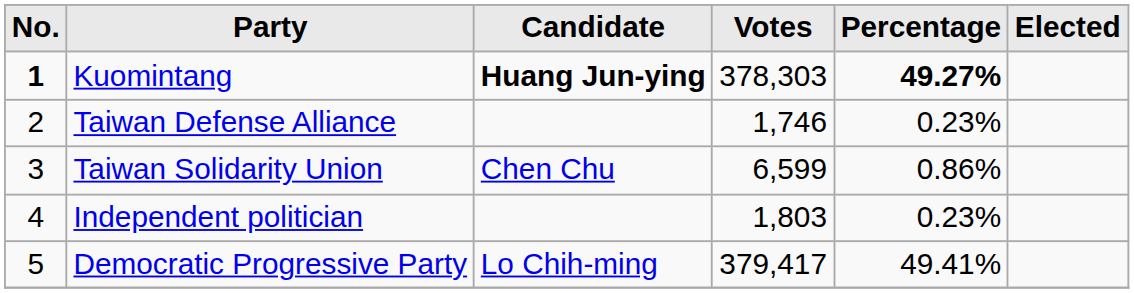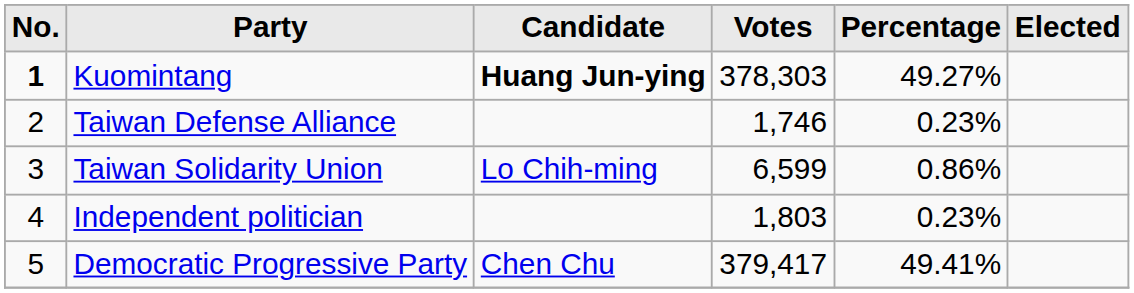(951, 75) bold -> (951, 75) normal
(548, 169) Chen Chu -> (569, 169) Lo Chih-ming
(569, 264) Lo Chih-ming -> (548, 264) Chen Chu
